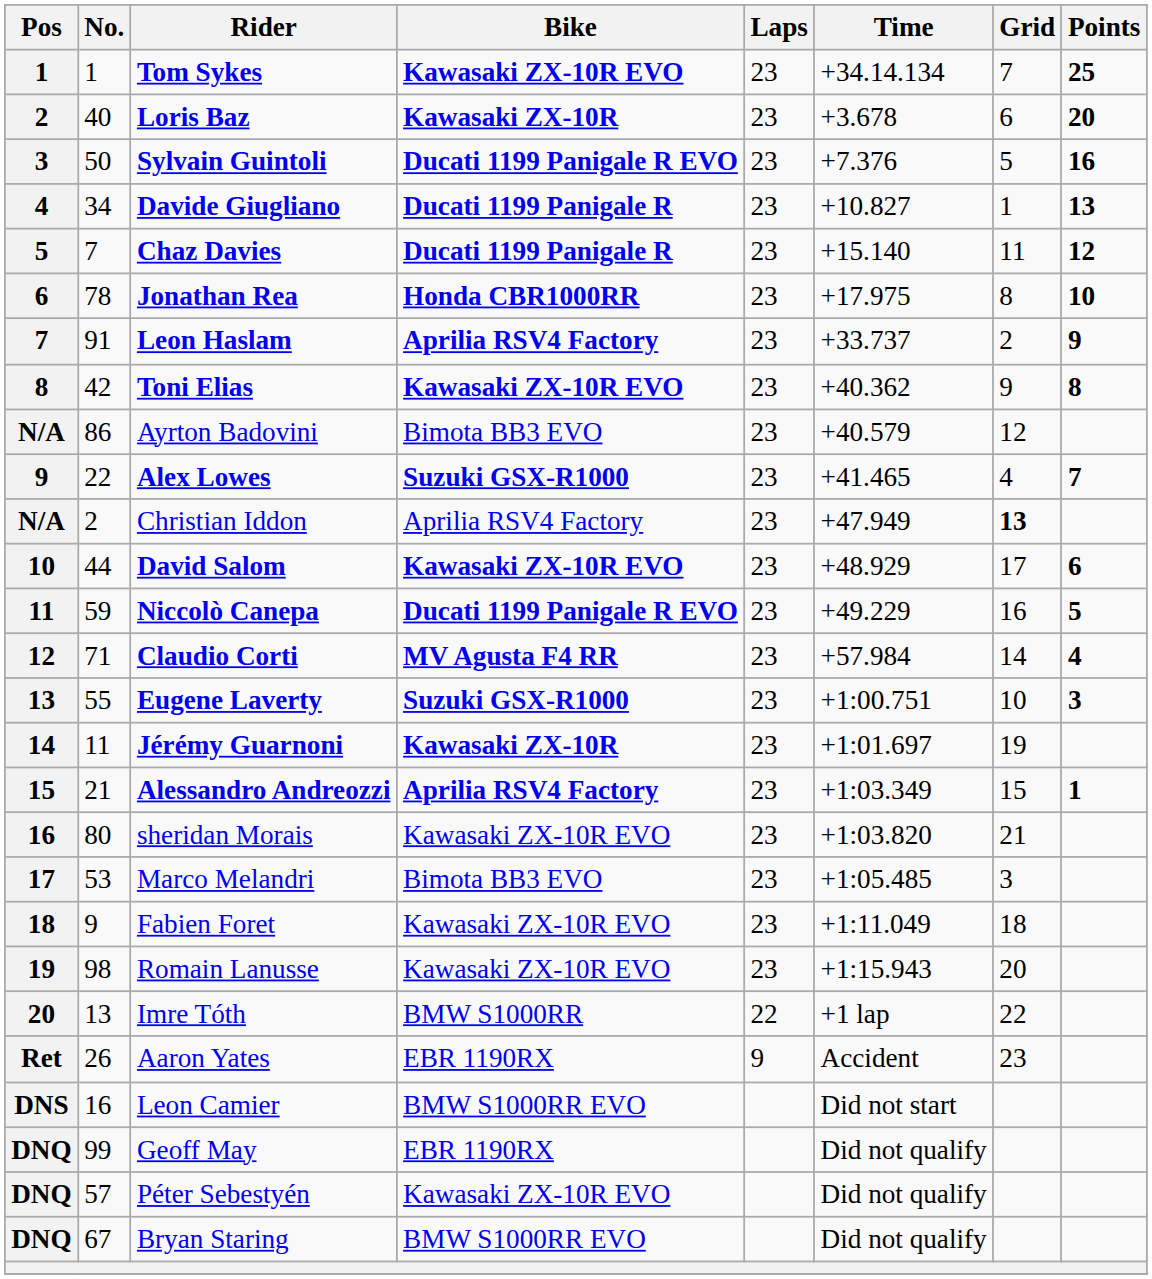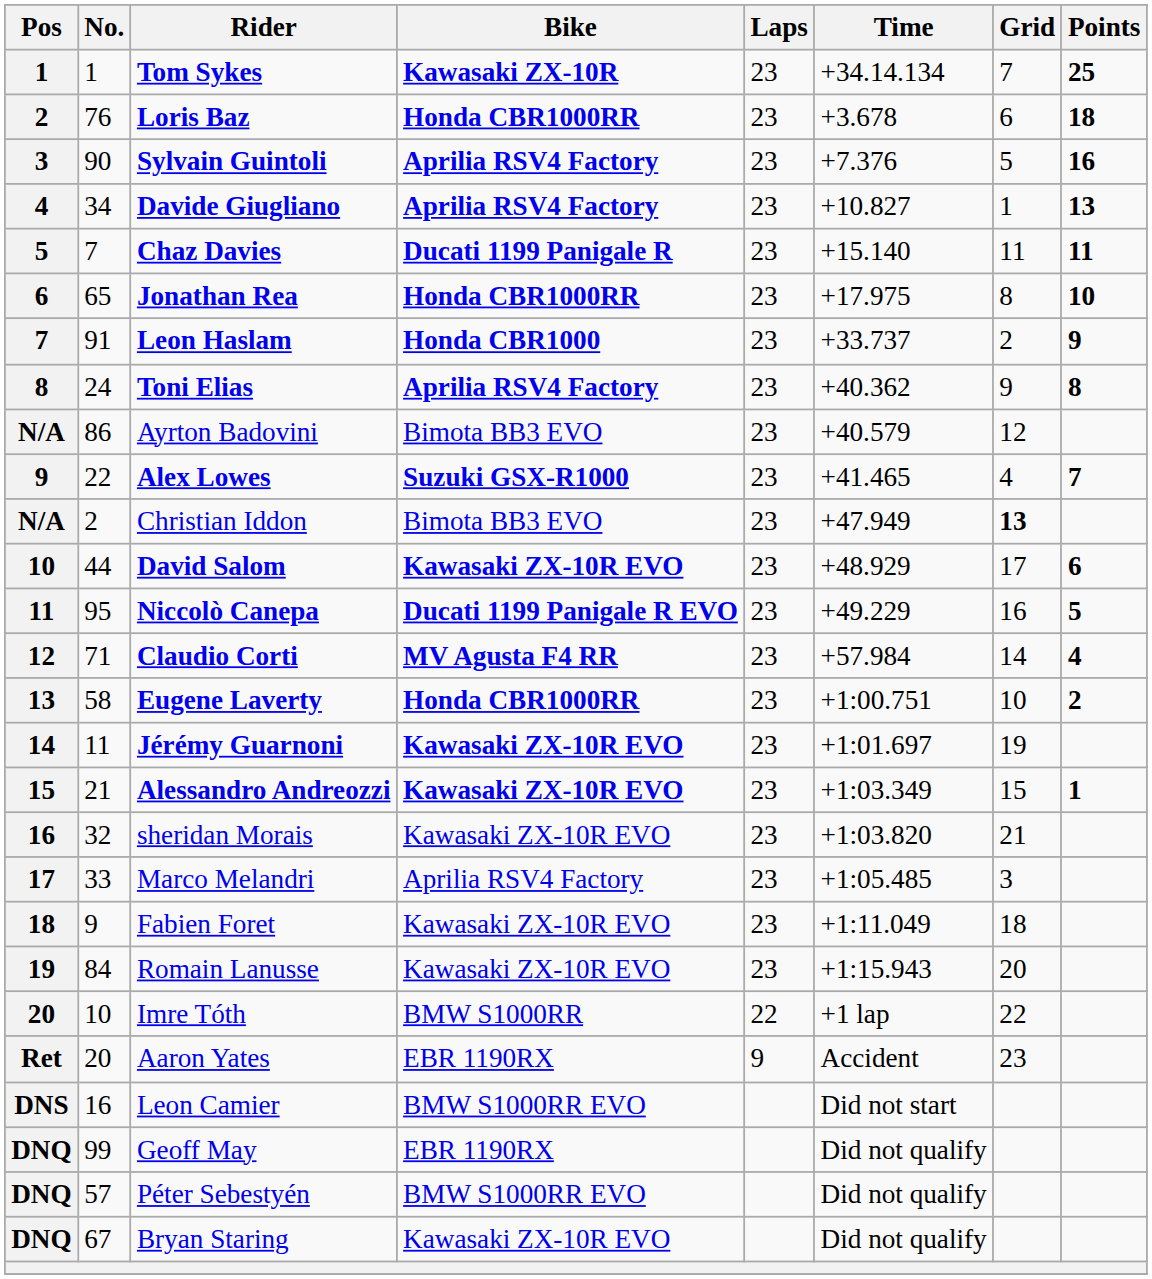(543, 71) Kawasaki ZX-10R EVO -> (511, 71) Kawasaki ZX-10R
(98, 116) 40 -> (98, 116) 76
(511, 116) Kawasaki ZX-10R -> (521, 116) Honda CBR1000RR
(1081, 116) 20 -> (1081, 116) 18
(98, 161) 50 -> (98, 161) 90
(570, 161) Ducati 1199 Panigale R EVO -> (531, 161) Aprilia RSV4 Factory
(538, 206) Ducati 1199 Panigale R -> (531, 206) Aprilia RSV4 Factory
(1081, 251) 12 -> (1081, 251) 11
(98, 296) 78 -> (98, 296) 65
(531, 341) Aprilia RSV4 Factory -> (502, 341) Honda CBR1000
(98, 386) 42 -> (98, 386) 24
(543, 386) Kawasaki ZX-10R EVO -> (531, 386) Aprilia RSV4 Factory
(523, 520) Aprilia RSV4 Factory -> (503, 520) Bimota BB3 EVO
(98, 610) 59 -> (98, 610) 95
(98, 700) 55 -> (98, 700) 58
(516, 700) Suzuki GSX-R1000 -> (521, 700) Honda CBR1000RR
(1075, 700) 3 -> (1075, 700) 2
(511, 744) Kawasaki ZX-10R -> (543, 744) Kawasaki ZX-10R EVO
(531, 789) Aprilia RSV4 Factory -> (543, 789) Kawasaki ZX-10R EVO
(98, 834) 80 -> (98, 834) 32
(98, 879) 53 -> (98, 879) 33
(503, 879) Bimota BB3 EVO -> (523, 879) Aprilia RSV4 Factory
(98, 969) 98 -> (98, 969) 84
(98, 1014) 13 -> (98, 1014) 10
(98, 1058) 26 -> (98, 1058) 20
(537, 1193) Kawasaki ZX-10R EVO -> (524, 1193) BMW S1000RR EVO
(524, 1238) BMW S1000RR EVO -> (537, 1238) Kawasaki ZX-10R EVO
